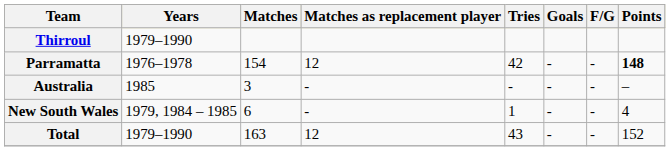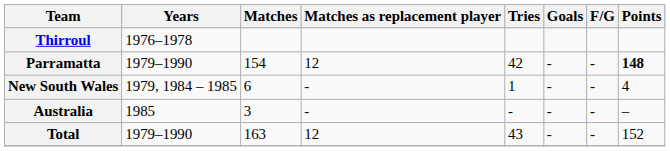(159, 39) 1979–1990 -> (159, 39) 1976–1978
(159, 63) 1976–1978 -> (159, 63) 1979–1990
rows swapped: (63, 110) <-> (63, 87)
